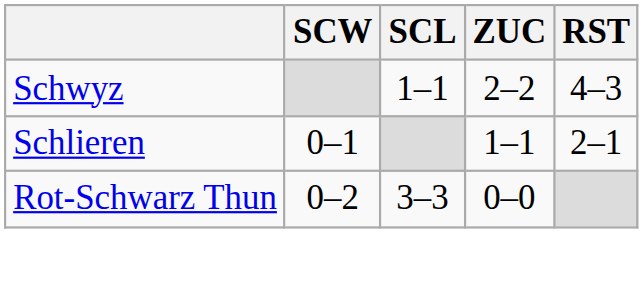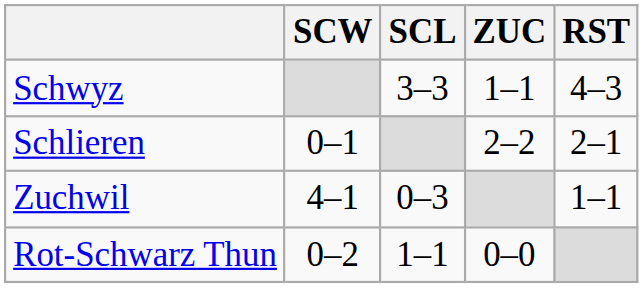(422, 87) 1–1 -> (422, 87) 3–3
(509, 87) 2–2 -> (509, 87) 1–1
(509, 142) 1–1 -> (509, 142) 2–2
+ row: (71, 198)
(422, 198) 3–3 -> (422, 253) 1–1
